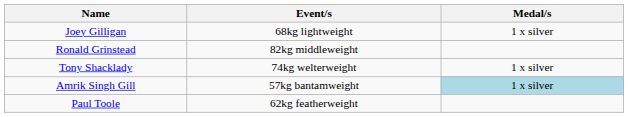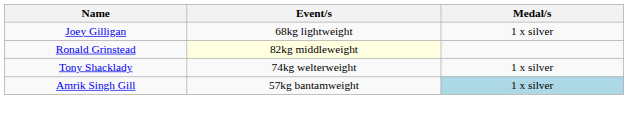(314, 49) no background -> (314, 49) lightyellow background
- row: (96, 103)
